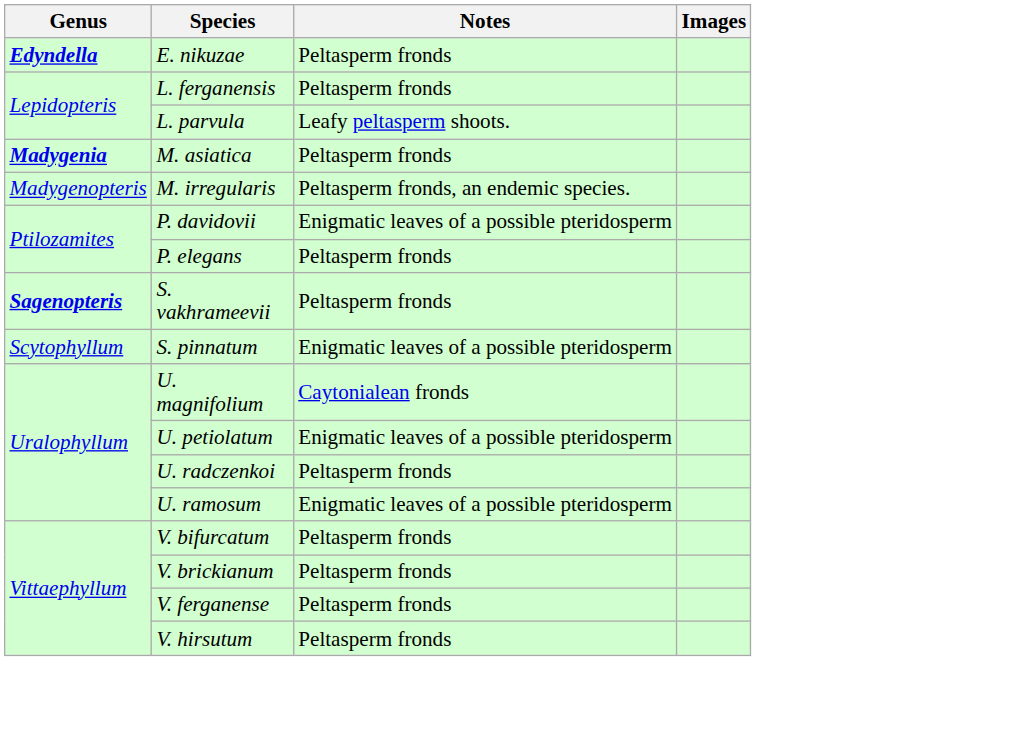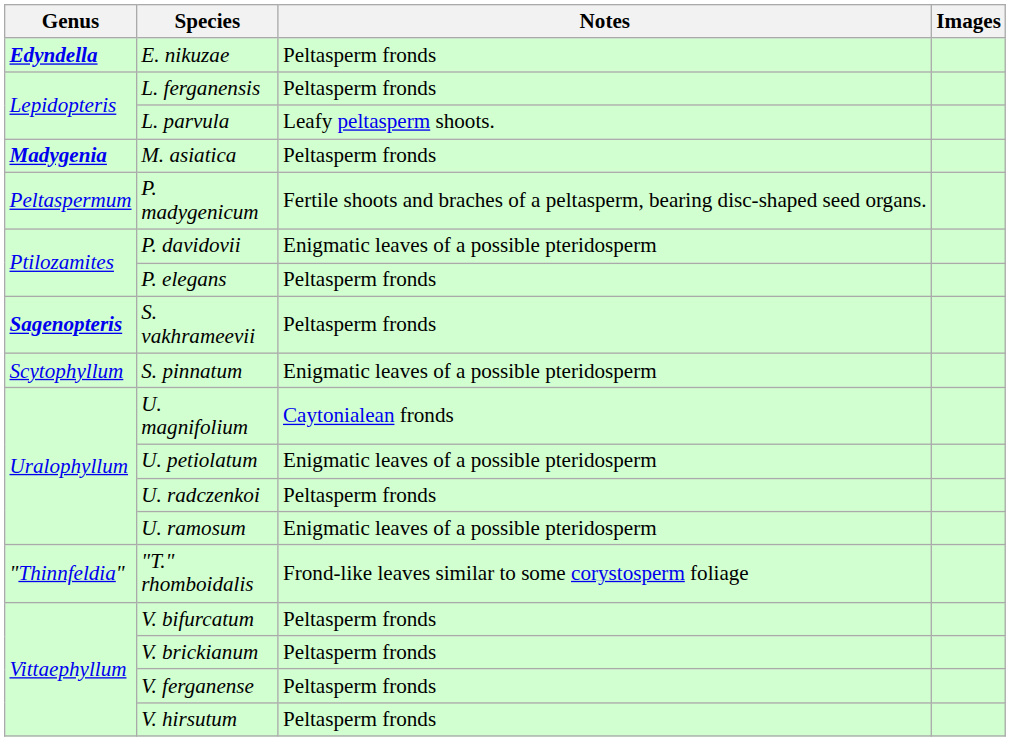- row: (216, 188)
+ row: (200, 200)
+ row: (197, 573)
